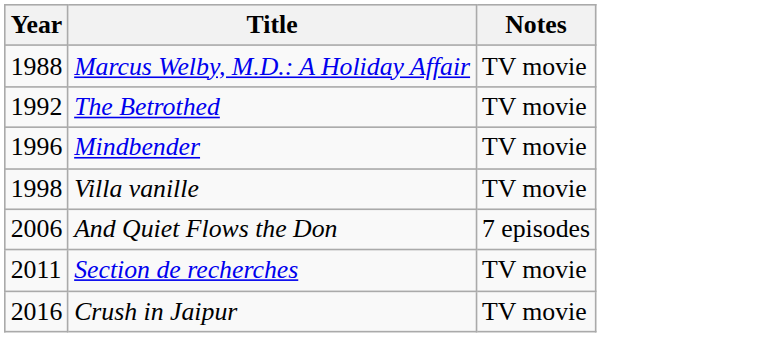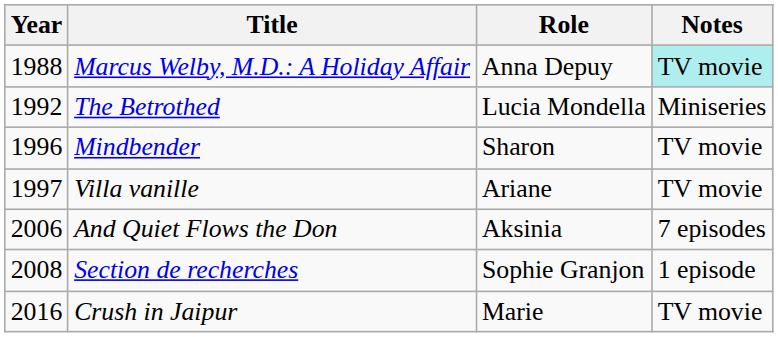+ column: (564, 24)
(534, 65) no background -> (710, 65) paleturquoise background
(534, 106) TV movie -> (712, 106) Miniseries
(37, 188) 1998 -> (37, 188) 1997
(36, 270) 2011 -> (37, 270) 2008
(534, 270) TV movie -> (707, 270) 1 episode
